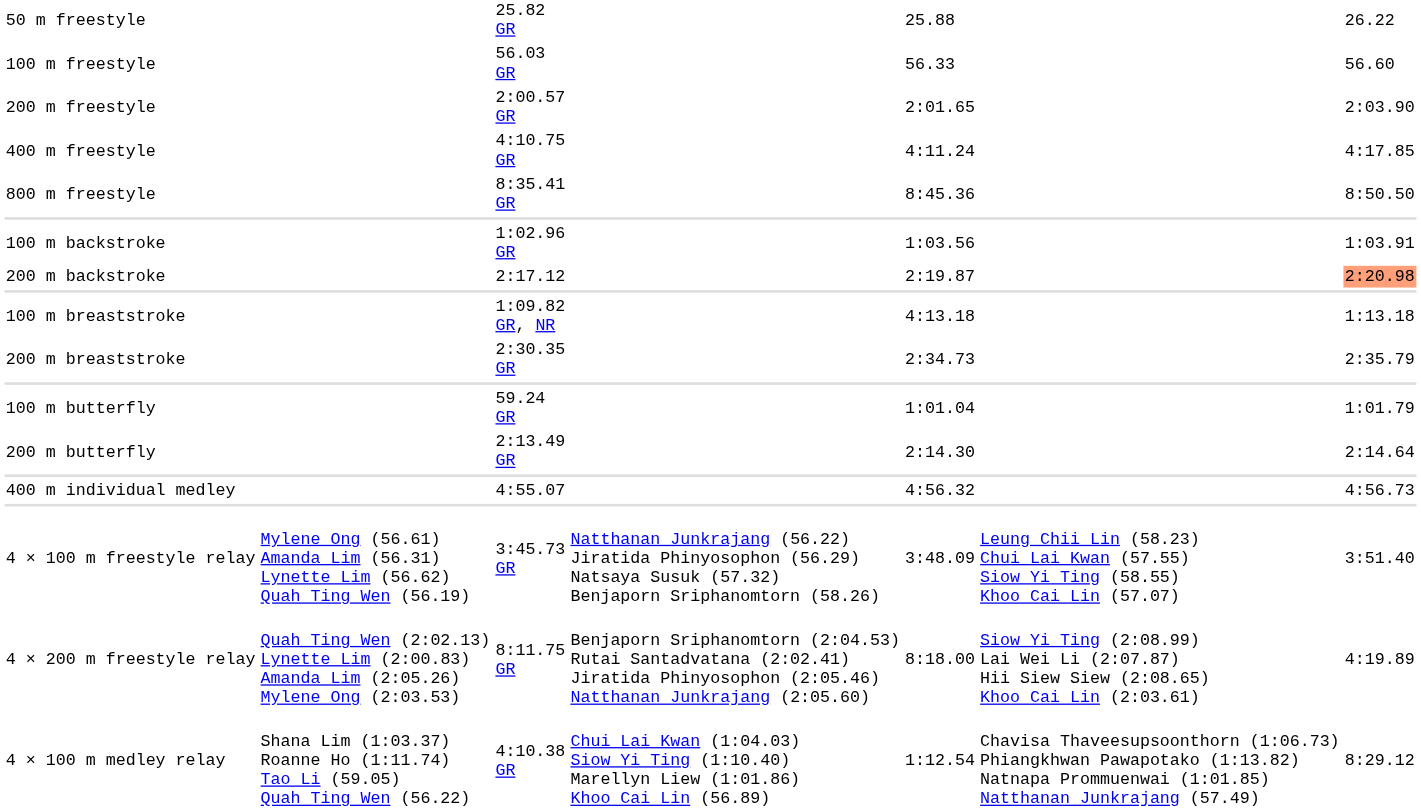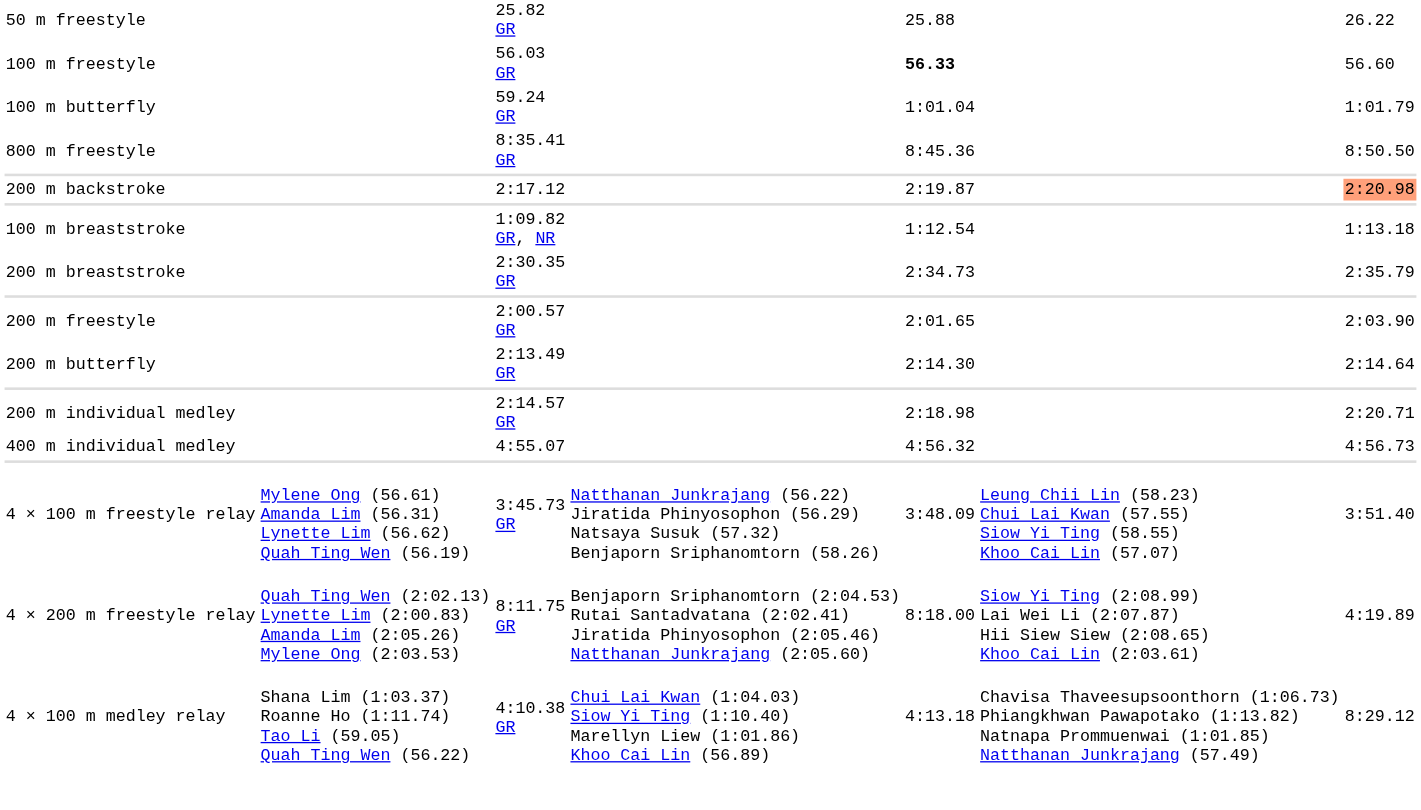(930, 64) normal -> (930, 64) bold
rows swapped: (81, 107) <-> (81, 408)
- row: (81, 151)
- row: (86, 243)
(940, 316) 4:13.18 -> (940, 229) 1:12.54
+ row: (121, 413)
(940, 761) 1:12.54 -> (940, 717) 4:13.18
